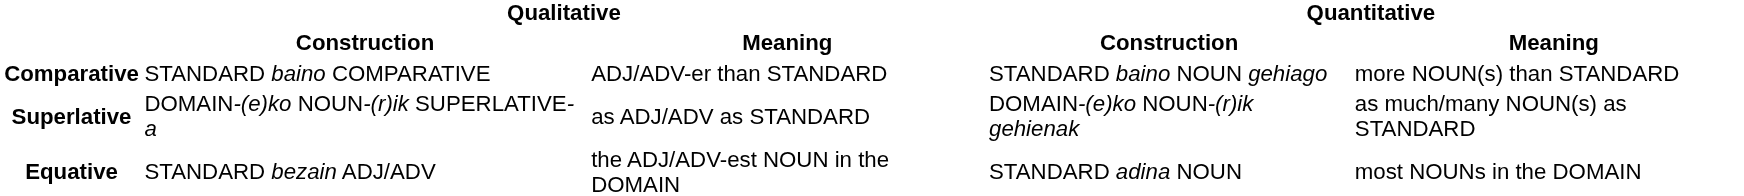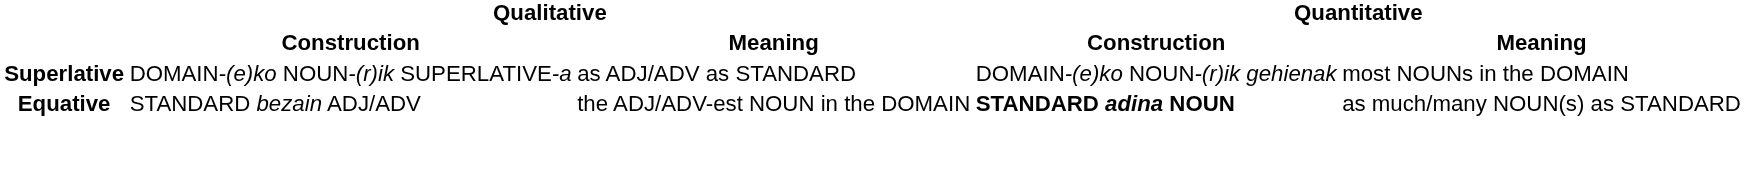- row: (72, 73)
(1491, 116) as much/many NOUN(s) as STANDARD -> (1486, 73) most NOUNs in the DOMAIN
(1115, 172) normal -> (1105, 104) bold
(1498, 172) most NOUNs in the DOMAIN -> (1542, 104) as much/many NOUN(s) as STANDARD
